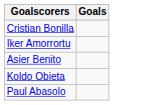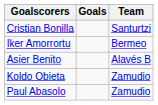+ column: (131, 12)
